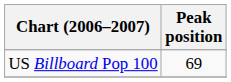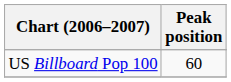(194, 63) 69 -> (194, 63) 60
